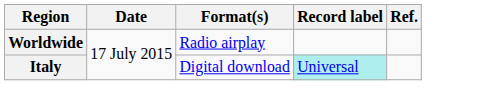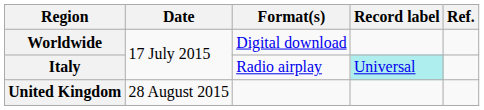(222, 42) Radio airplay -> (291, 42) Digital download
(235, 67) Digital download -> (279, 67) Radio airplay
+ row: (65, 92)
